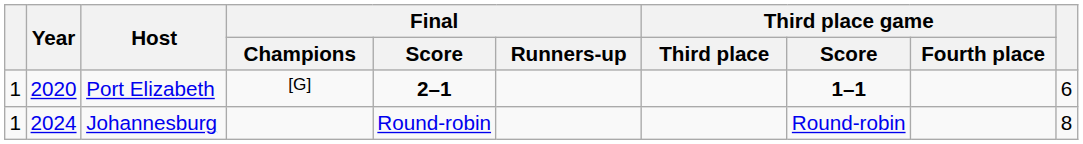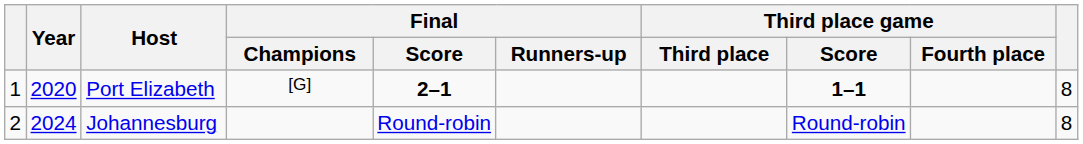(1067, 89) 6 -> (1067, 89) 8
(15, 124) 1 -> (15, 124) 2
